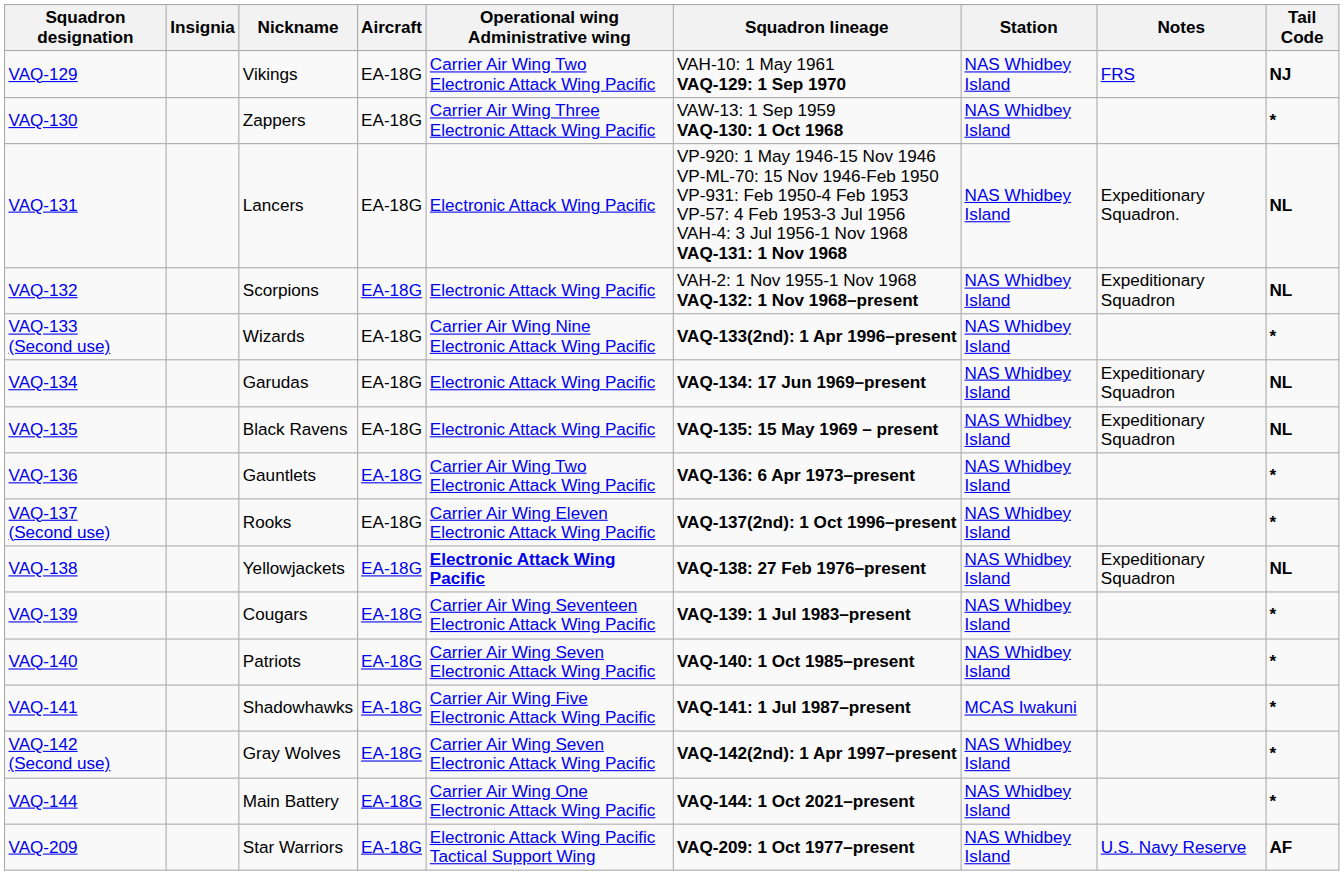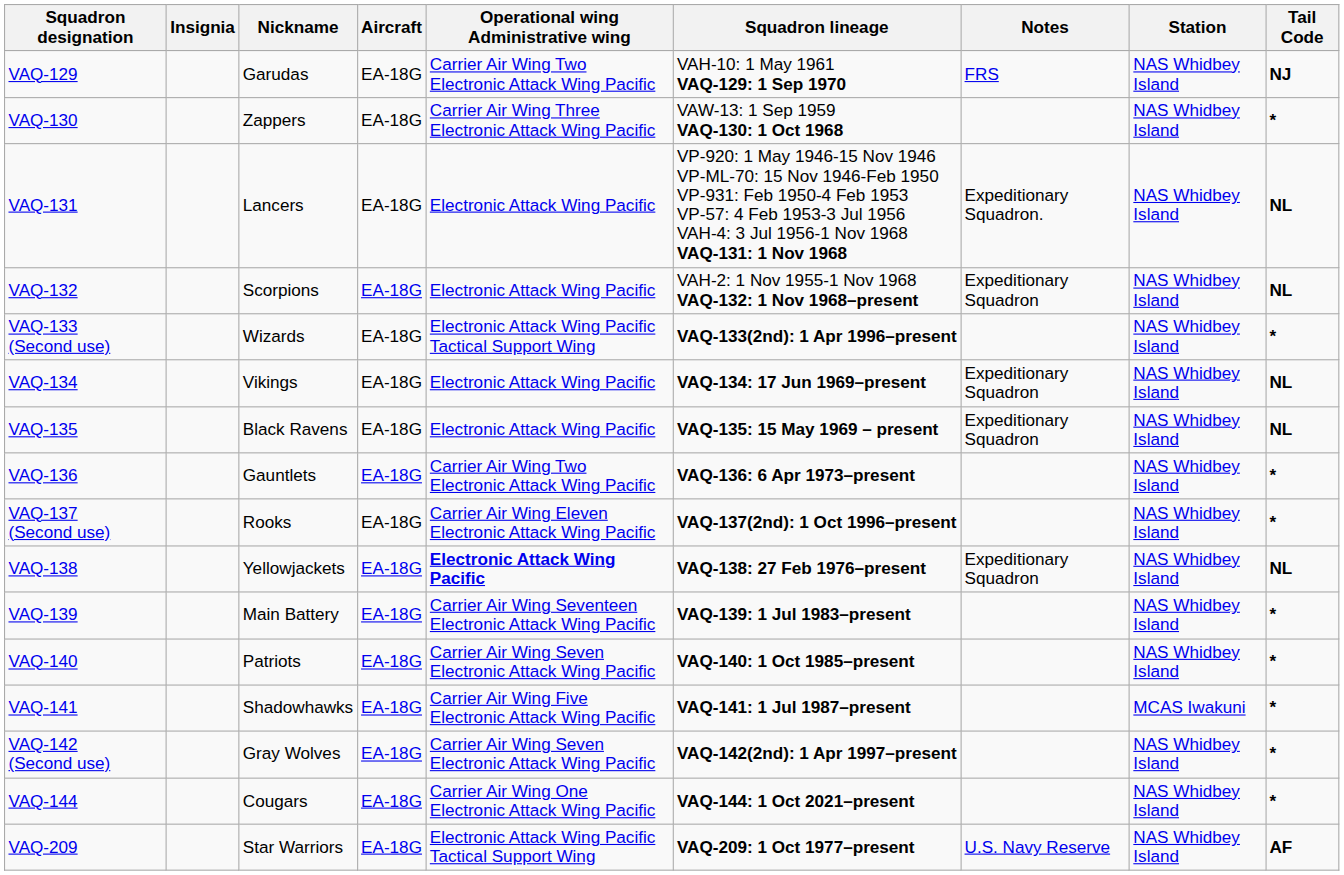columns swapped: (1029, 27) <-> (1181, 27)
(270, 74) Vikings -> (276, 74) Garudas
(543, 336) Carrier Air Wing Nine Electronic Attack Wing Pacific -> (543, 336) Electronic Attack Wing Pacific Tactical Support Wing
(276, 383) Garudas -> (270, 383) Vikings
(275, 615) Cougars -> (291, 615) Main Battery
(291, 800) Main Battery -> (275, 800) Cougars
